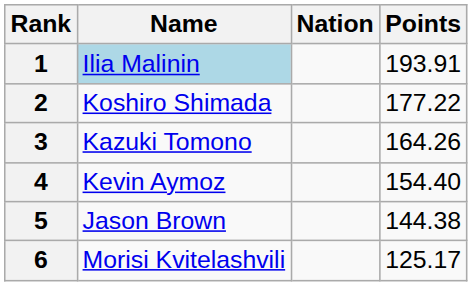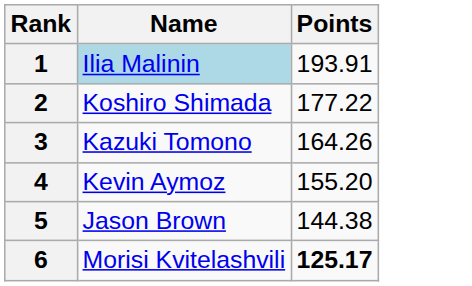- column: (335, 24)
(423, 181) 154.40 -> (335, 181) 155.20
(423, 260) normal -> (335, 260) bold
